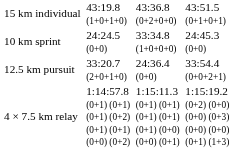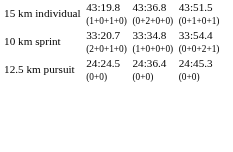(103, 41) 24:24.5 (0+0) -> (107, 41) 33:20.7 (2+0+1+0)
(202, 41) 24:45.3 (0+0) -> (199, 41) 33:54.4 (0+0+2+1)
(107, 69) 33:20.7 (2+0+1+0) -> (103, 69) 24:24.5 (0+0)
(206, 69) 33:54.4 (0+0+2+1) -> (196, 69) 24:45.3 (0+0)
- row: (41, 116)
